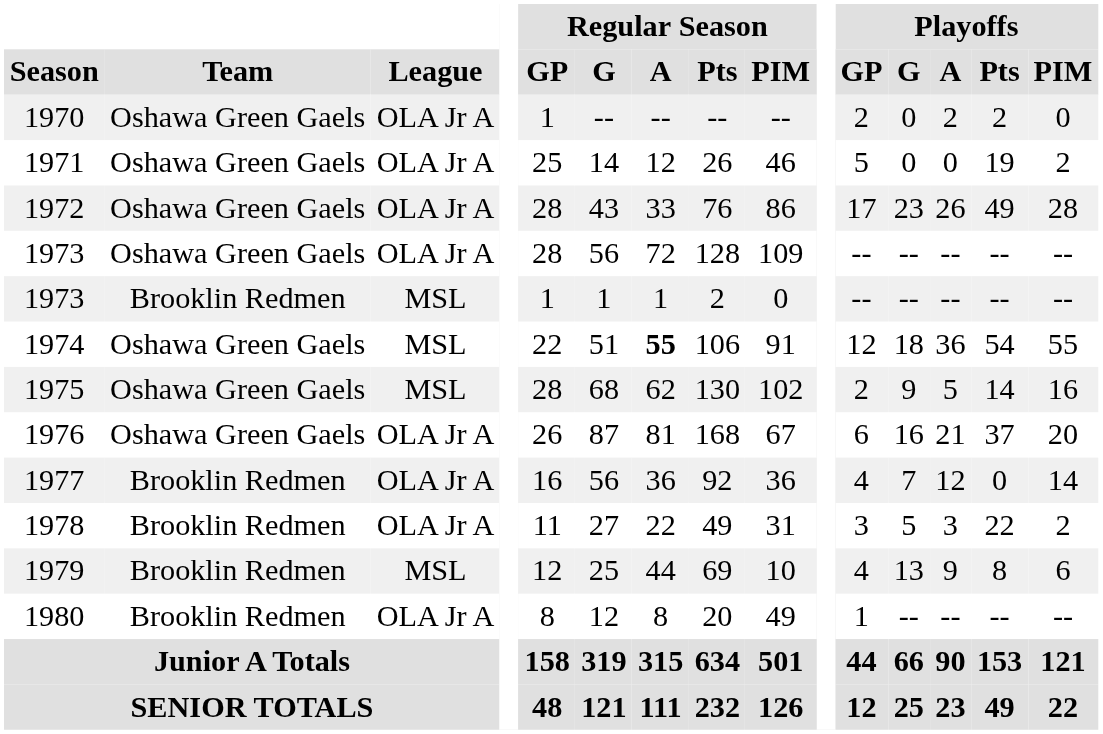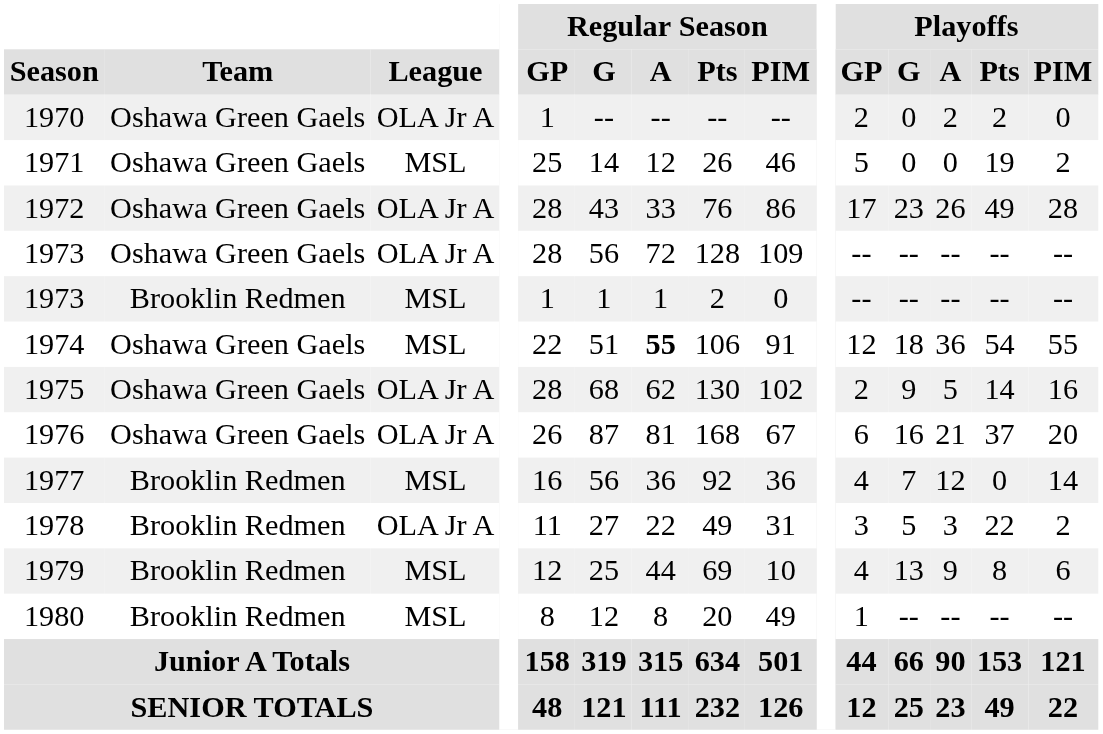(435, 162) OLA Jr A -> (435, 162) MSL
(435, 389) MSL -> (435, 389) OLA Jr A
(435, 479) OLA Jr A -> (435, 479) MSL
(435, 615) OLA Jr A -> (435, 615) MSL
